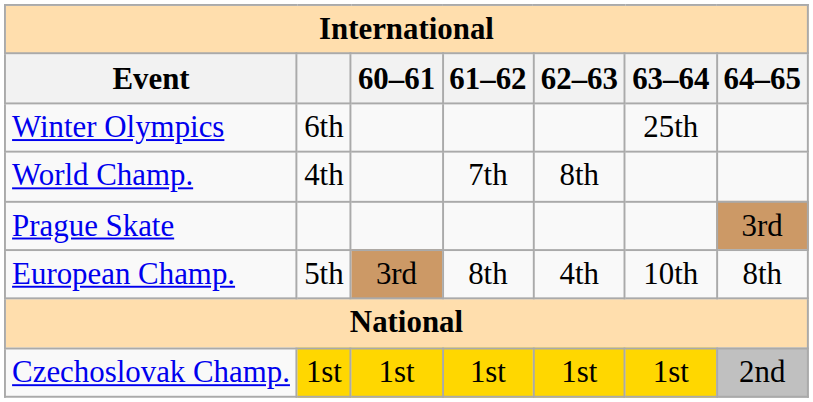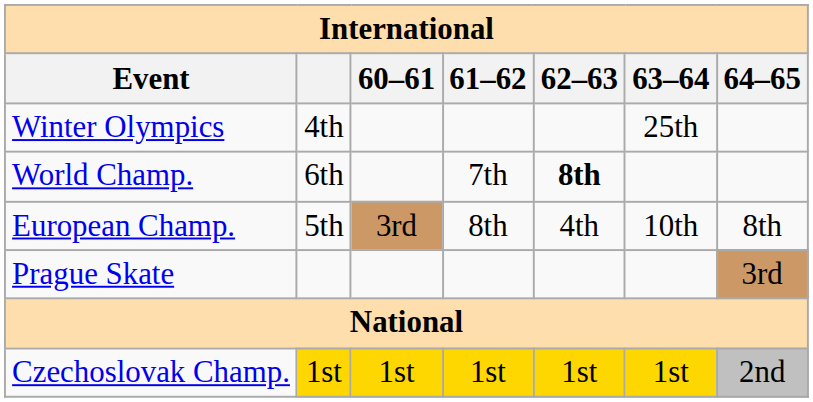(324, 126) 6th -> (324, 126) 4th
(324, 175) 4th -> (324, 175) 6th
(579, 175) normal -> (579, 175) bold
rows swapped: (124, 273) <-> (93, 224)
